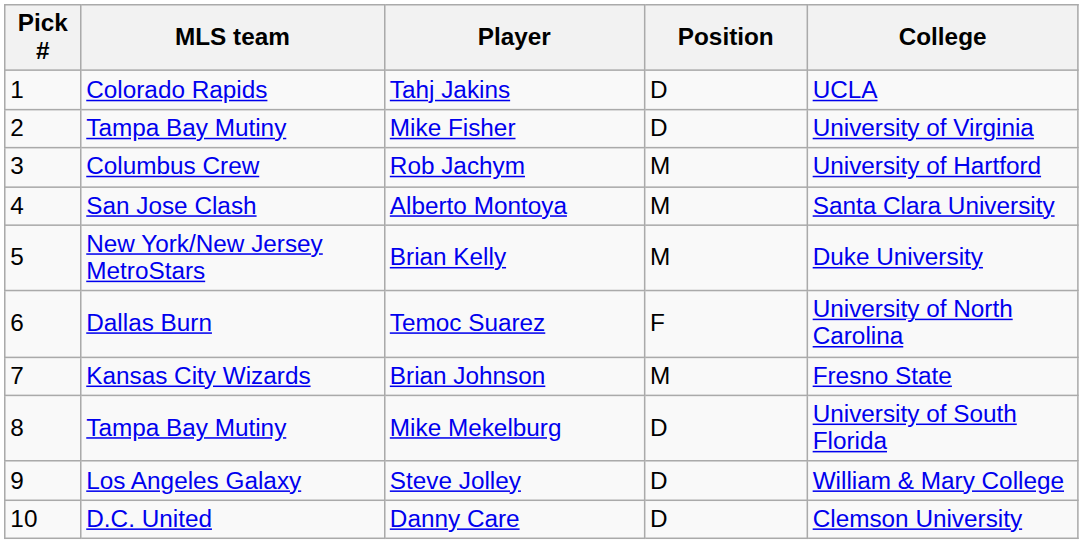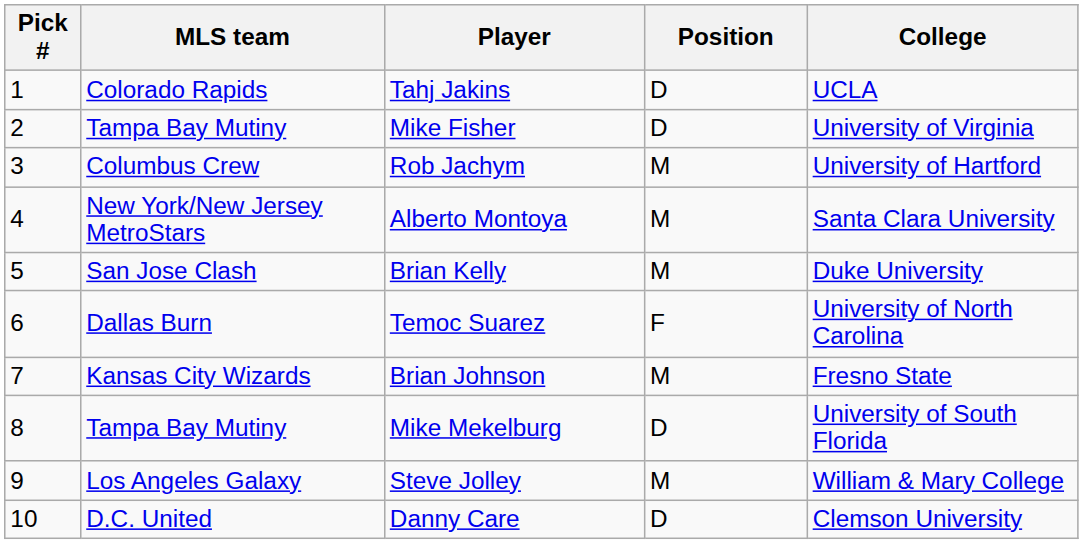(171, 205) San Jose Clash -> (205, 219) New York/New Jersey MetroStars
(205, 257) New York/New Jersey MetroStars -> (171, 271) San Jose Clash
(659, 480) D -> (660, 480) M
